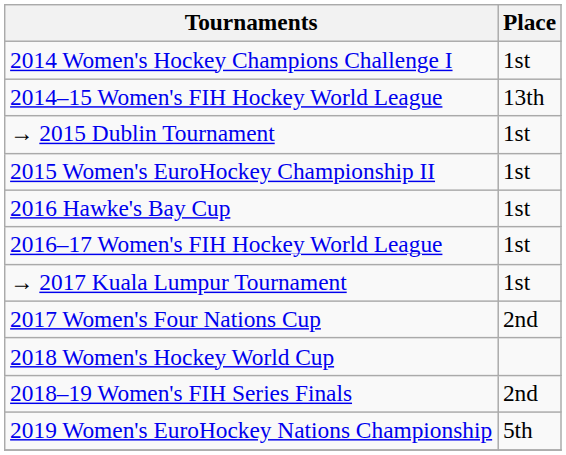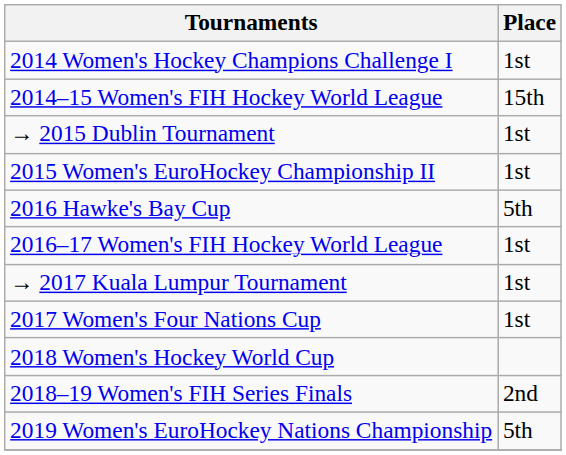(524, 97) 13th -> (524, 97) 15th
(517, 208) 1st -> (518, 208) 5th
(520, 319) 2nd -> (517, 319) 1st
